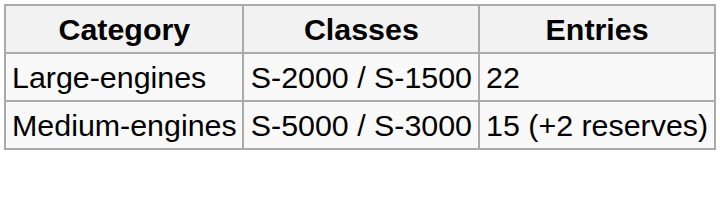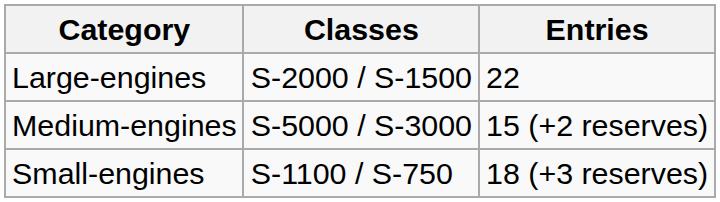+ row: (108, 174)
